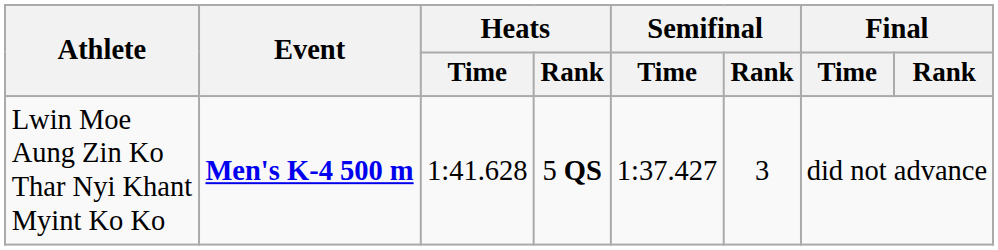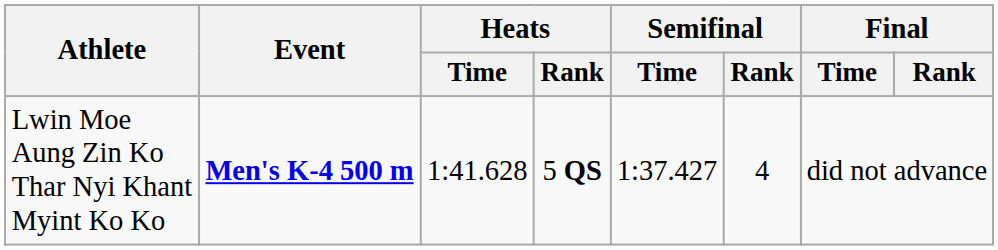(762, 170) 3 -> (762, 170) 4
